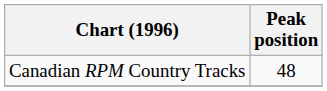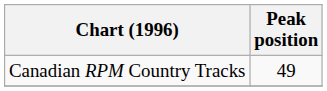(286, 70) 48 -> (286, 70) 49
